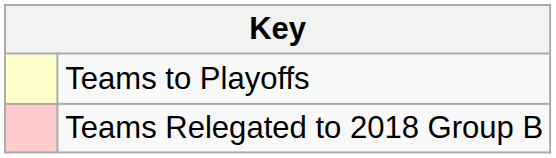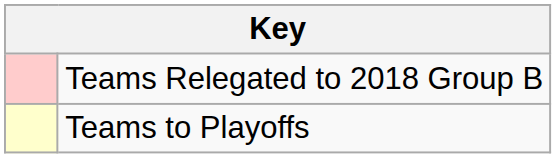rows swapped: (187, 78) <-> (304, 127)
